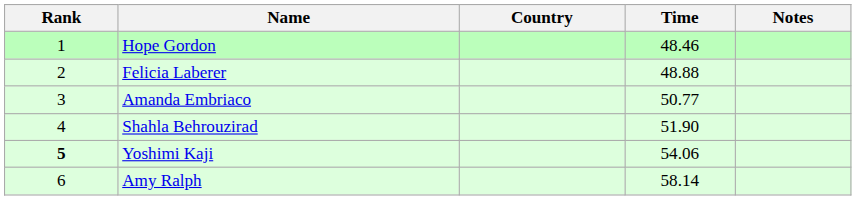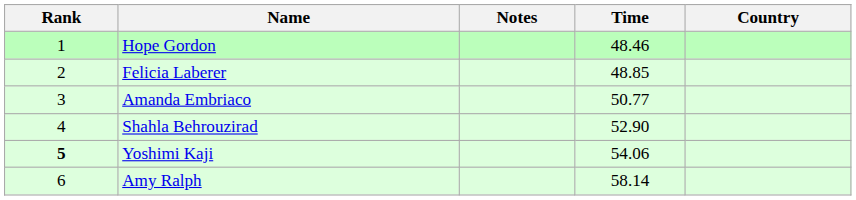columns swapped: (542, 18) <-> (793, 18)
(680, 72) 48.88 -> (630, 72) 48.85
(680, 126) 51.90 -> (630, 126) 52.90
